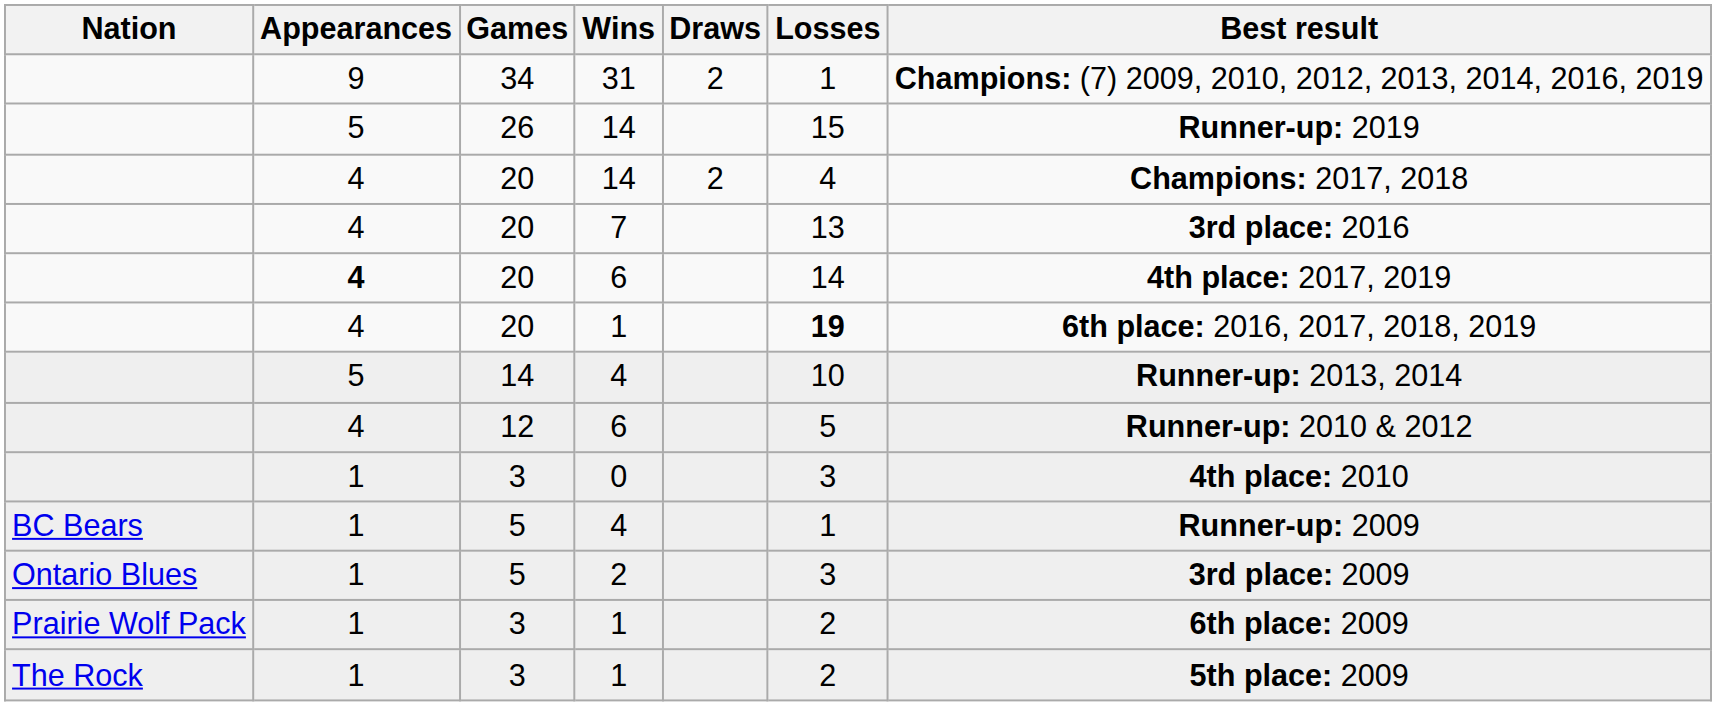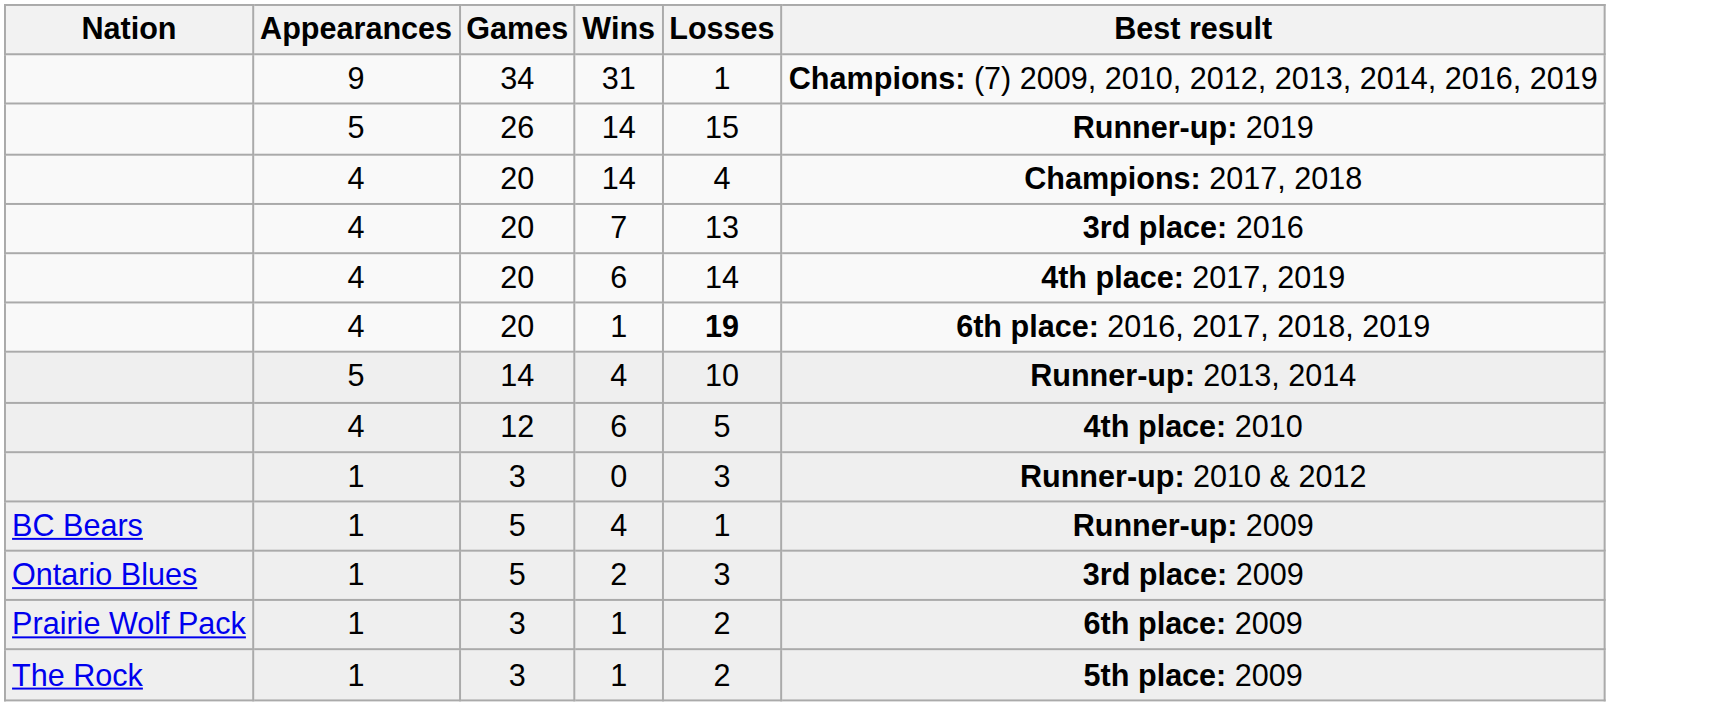- column: (715, 28)
(356, 276) bold -> (356, 276) normal
(1299, 425) Runner-up: 2010 & 2012 -> (1193, 425) 4th place: 2010
(1299, 475) 4th place: 2010 -> (1193, 475) Runner-up: 2010 & 2012
